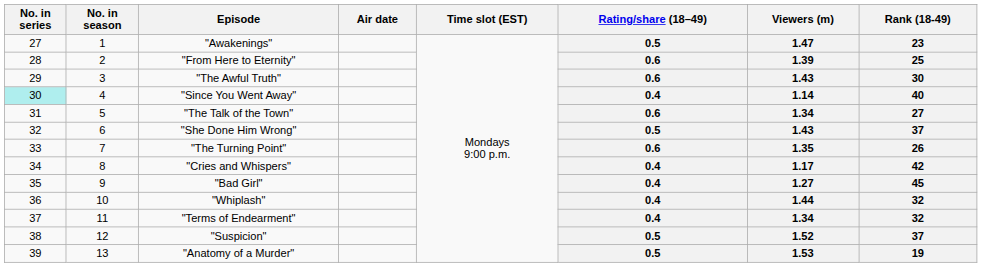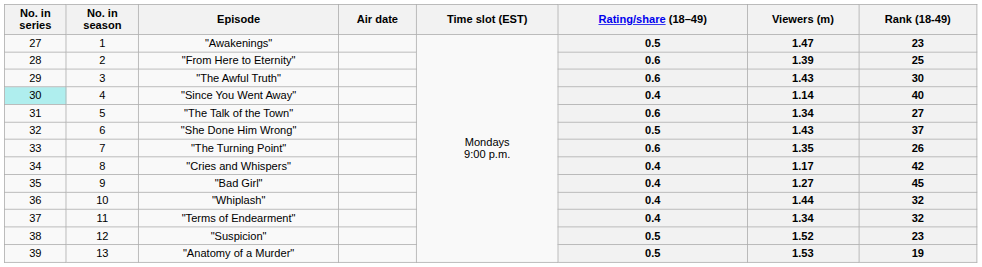(918, 236) 37 -> (918, 236) 23
